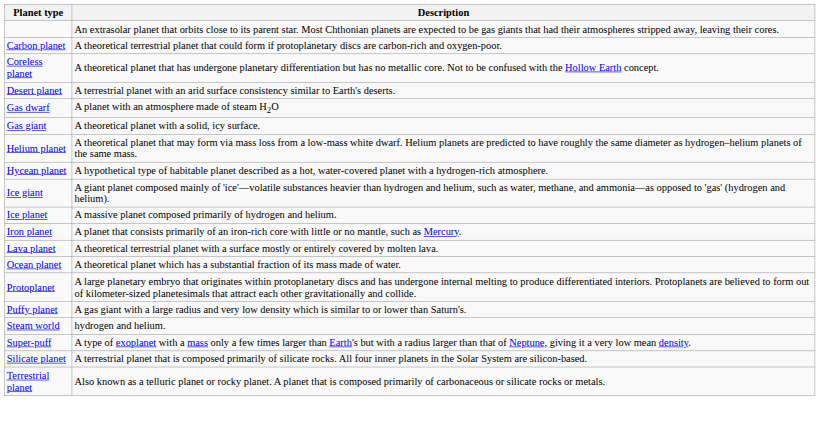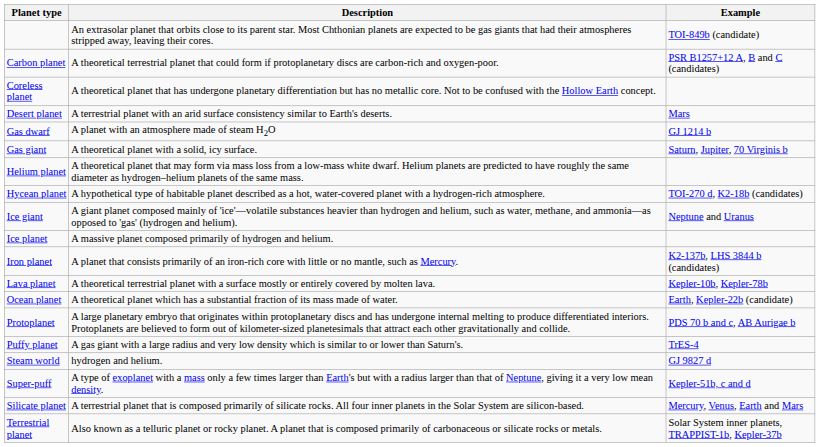+ column: (740, 12)
